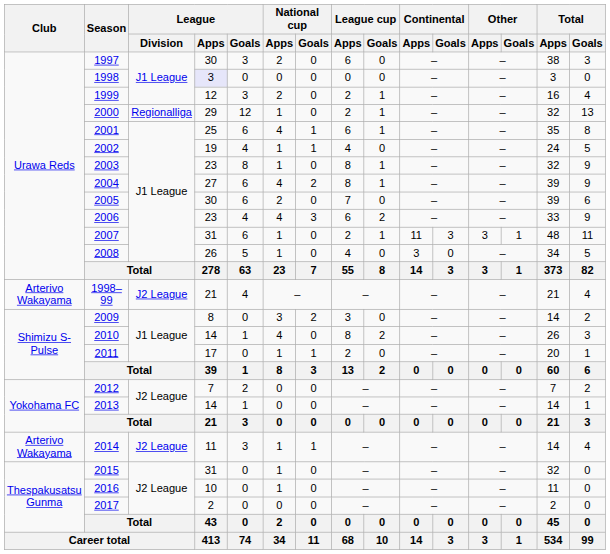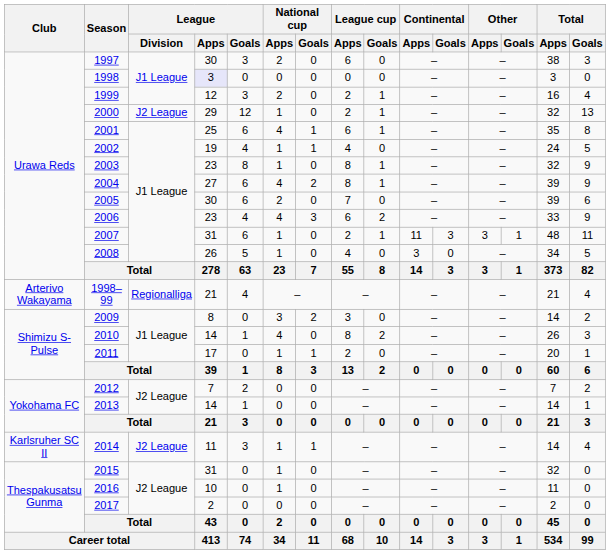(162, 113) Regionalliga -> (162, 113) J2 League
(162, 294) J2 League -> (162, 294) Regionalliga
(44, 447) Arterivo Wakayama -> (44, 447) Karlsruher SC II
